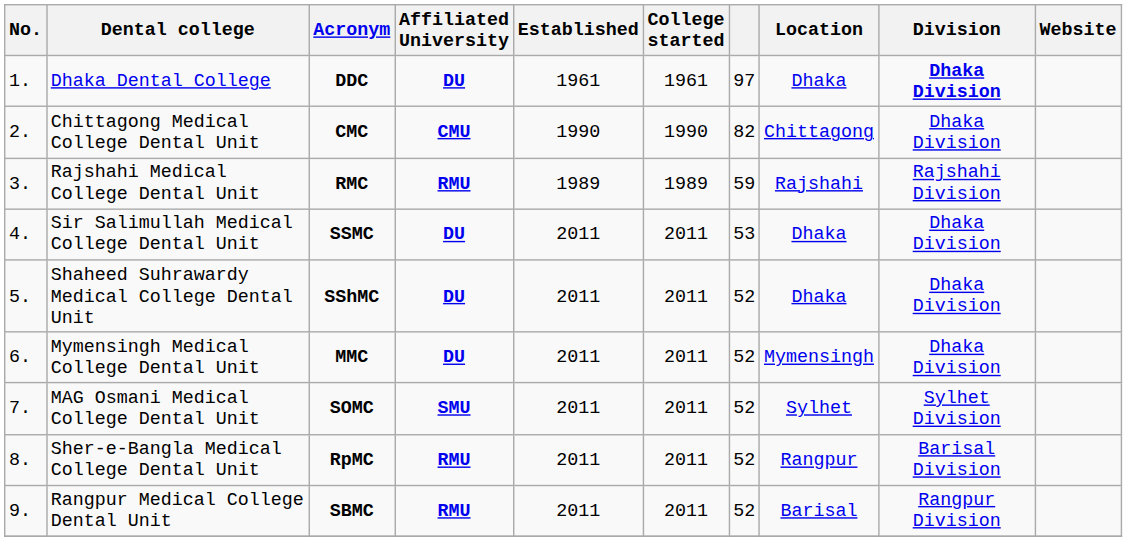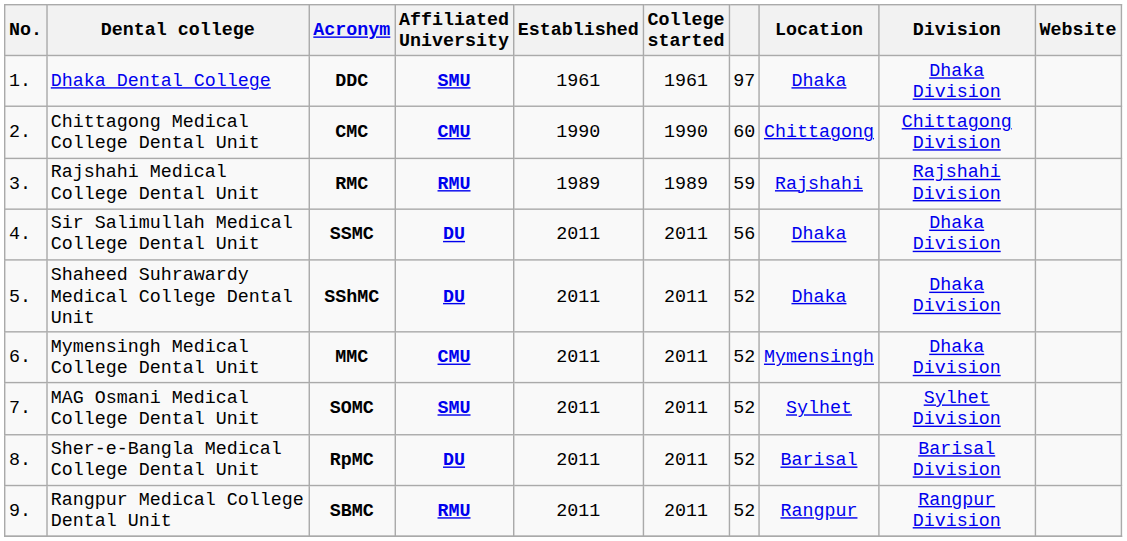(454, 81) DU -> (454, 81) SMU
(957, 81) bold -> (957, 81) normal
(744, 132) 82 -> (744, 132) 60
(957, 132) Dhaka Division -> (957, 132) Chittagong Division
(744, 234) 53 -> (744, 234) 56
(454, 358) DU -> (454, 358) CMU
(454, 460) RMU -> (454, 460) DU
(819, 460) Rangpur -> (819, 460) Barisal
(819, 511) Barisal -> (819, 511) Rangpur
